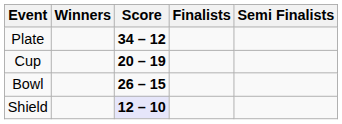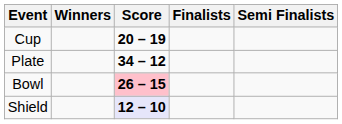rows swapped: (28, 61) <-> (28, 38)
(142, 84) no background -> (142, 84) pink background
